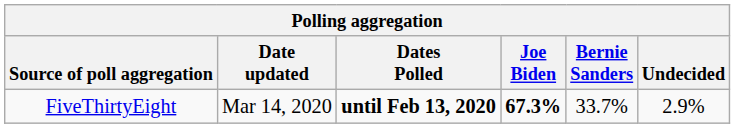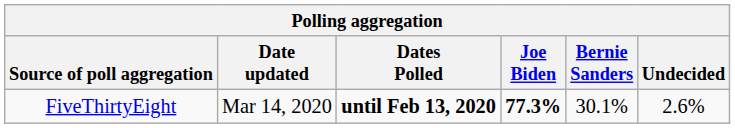(533, 106) 67.3% -> (533, 106) 77.3%
(602, 106) 33.7% -> (602, 106) 30.1%
(683, 106) 2.9% -> (683, 106) 2.6%
